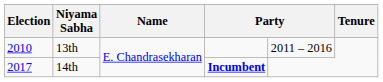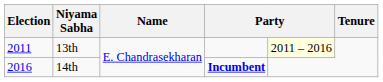(20, 47) 2010 -> (19, 47) 2011
(301, 47) no background -> (301, 47) lightyellow background
(20, 67) 2017 -> (20, 67) 2016
